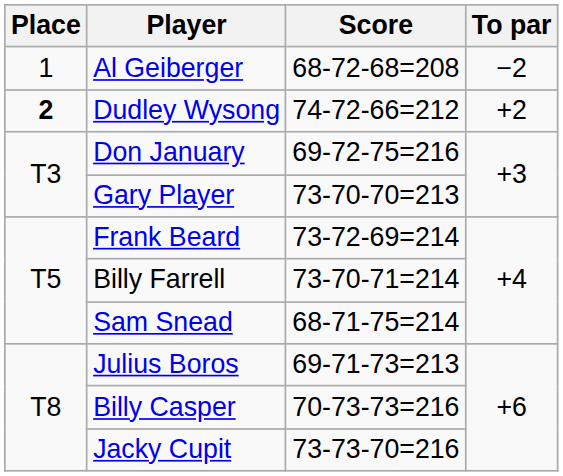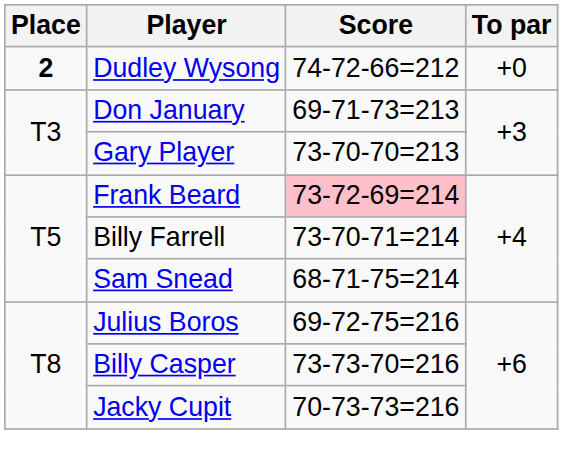- row: (168, 68)
(512, 110) +2 -> (512, 68) +0
(376, 152) 69-72-75=216 -> (376, 110) 69-71-73=213
(376, 237) no background -> (376, 195) pink background
(376, 364) 69-71-73=213 -> (376, 322) 69-72-75=216
(376, 407) 70-73-73=216 -> (376, 364) 73-73-70=216
(376, 449) 73-73-70=216 -> (376, 407) 70-73-73=216
